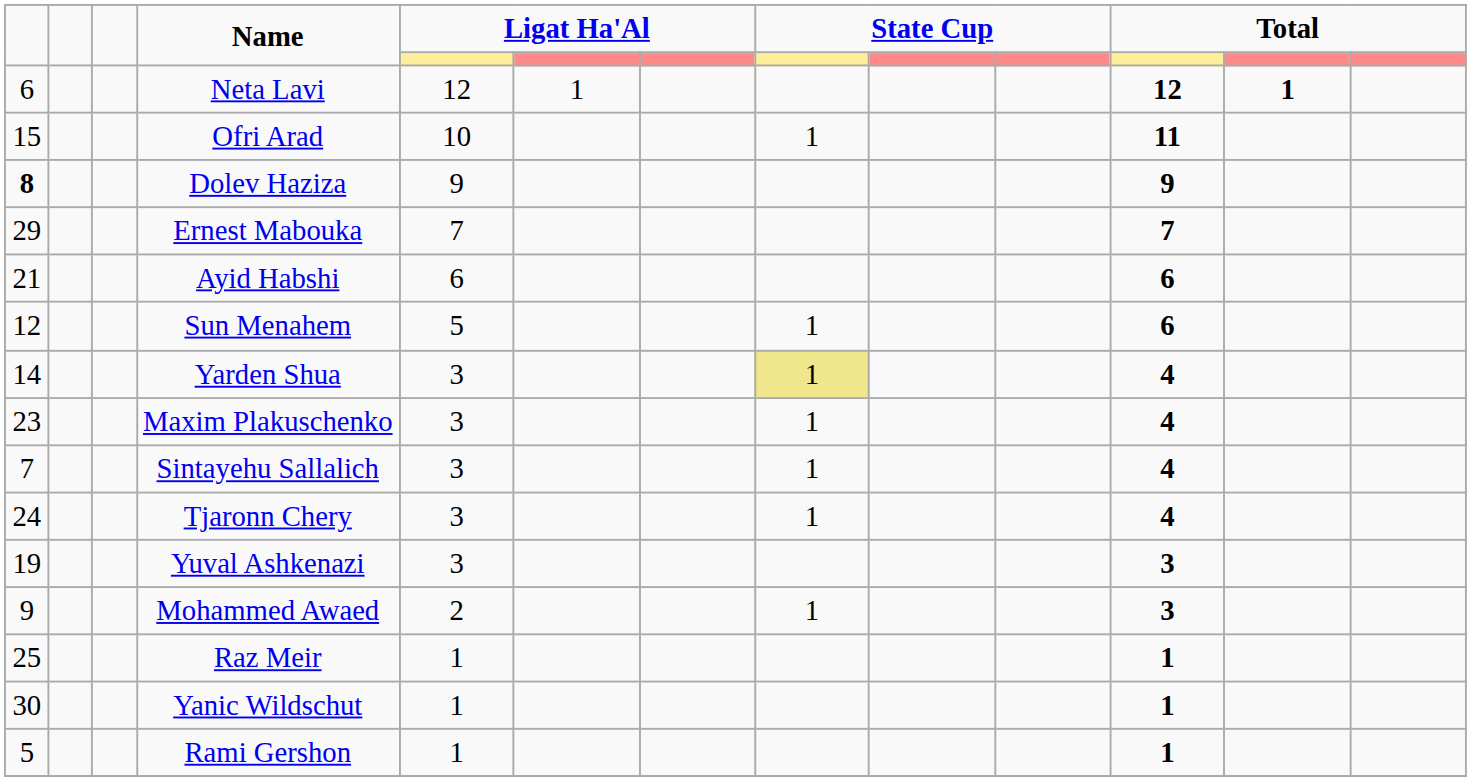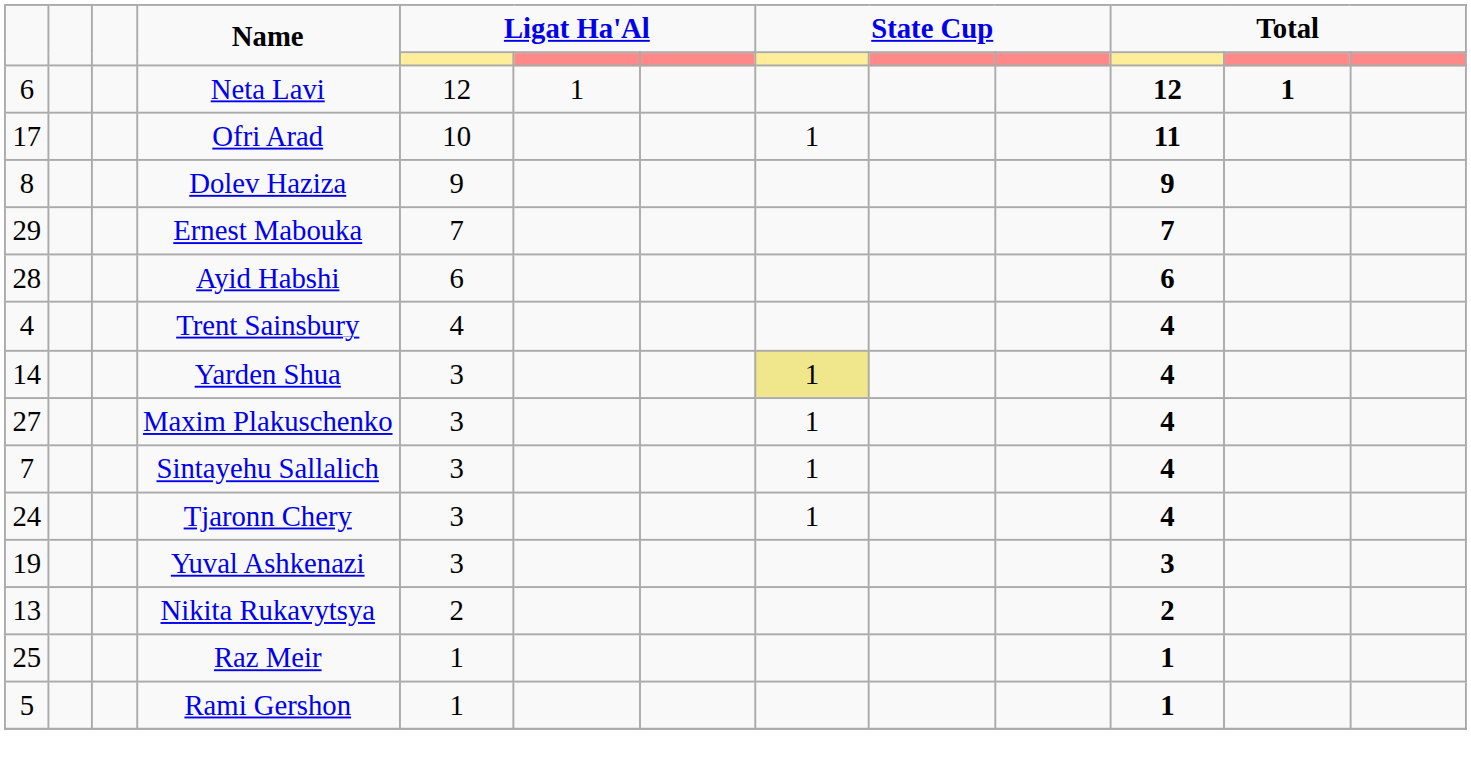(27, 136) 15 -> (27, 136) 17
(27, 183) bold -> (27, 183) normal
(27, 278) 21 -> (27, 278) 28
- row: (268, 325)
+ row: (268, 325)
(27, 420) 23 -> (27, 420) 27
- row: (268, 610)
+ row: (268, 610)
- row: (268, 704)
